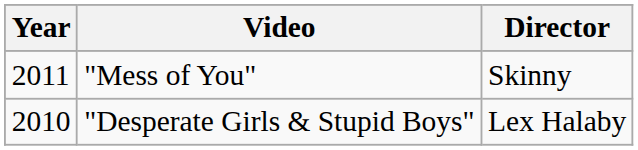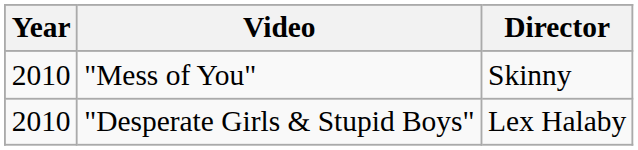(41, 74) 2011 -> (41, 74) 2010
